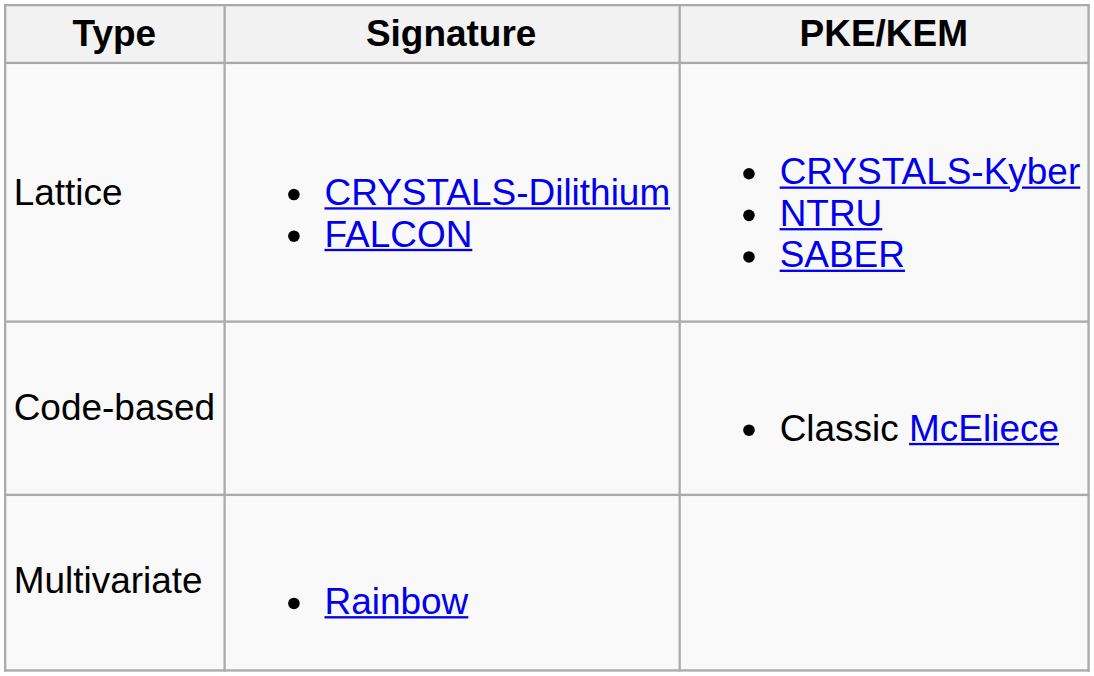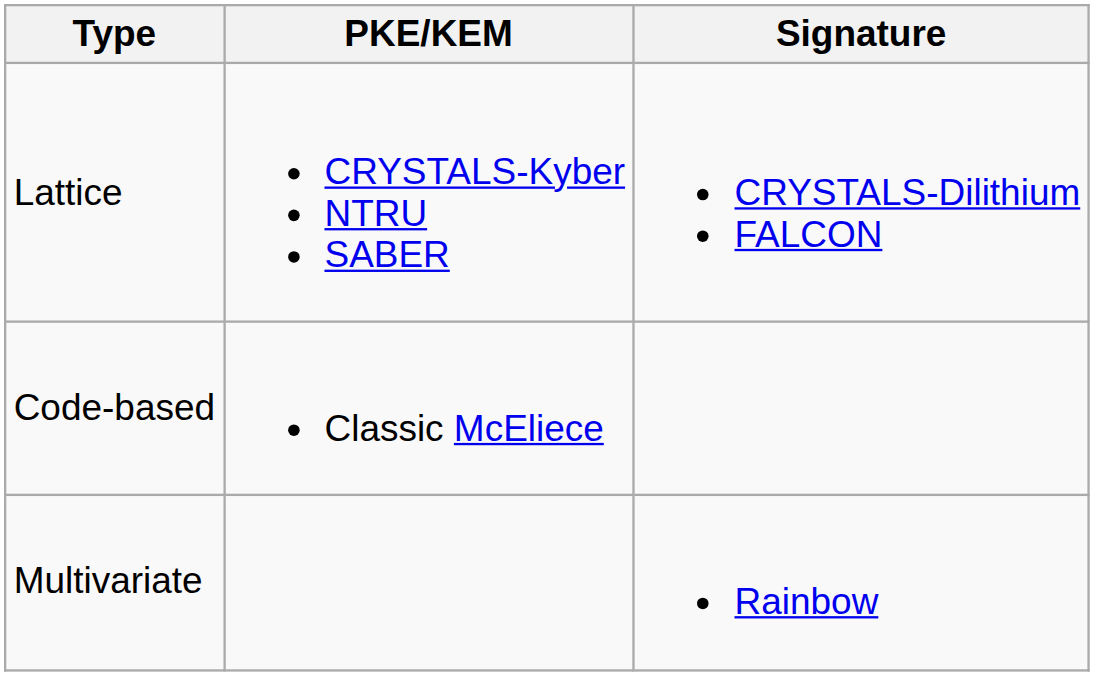columns swapped: (884, 33) <-> (451, 33)
